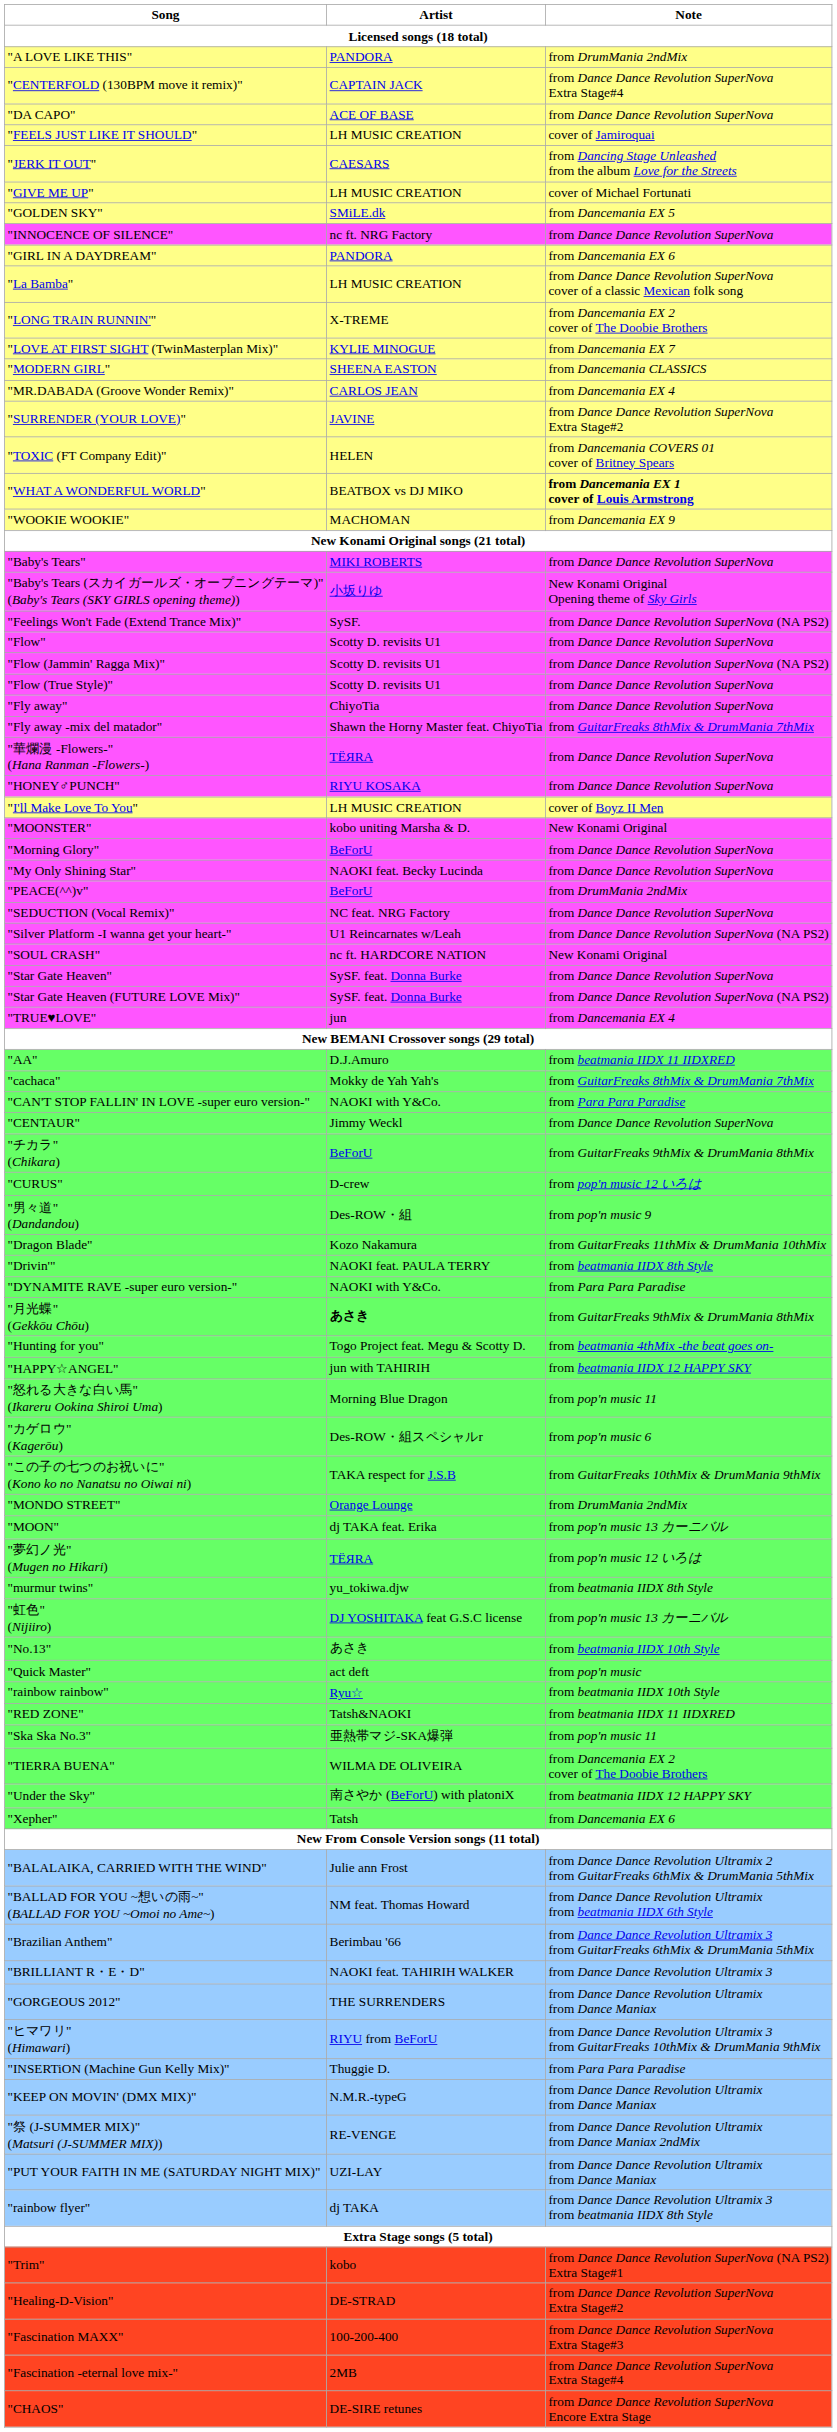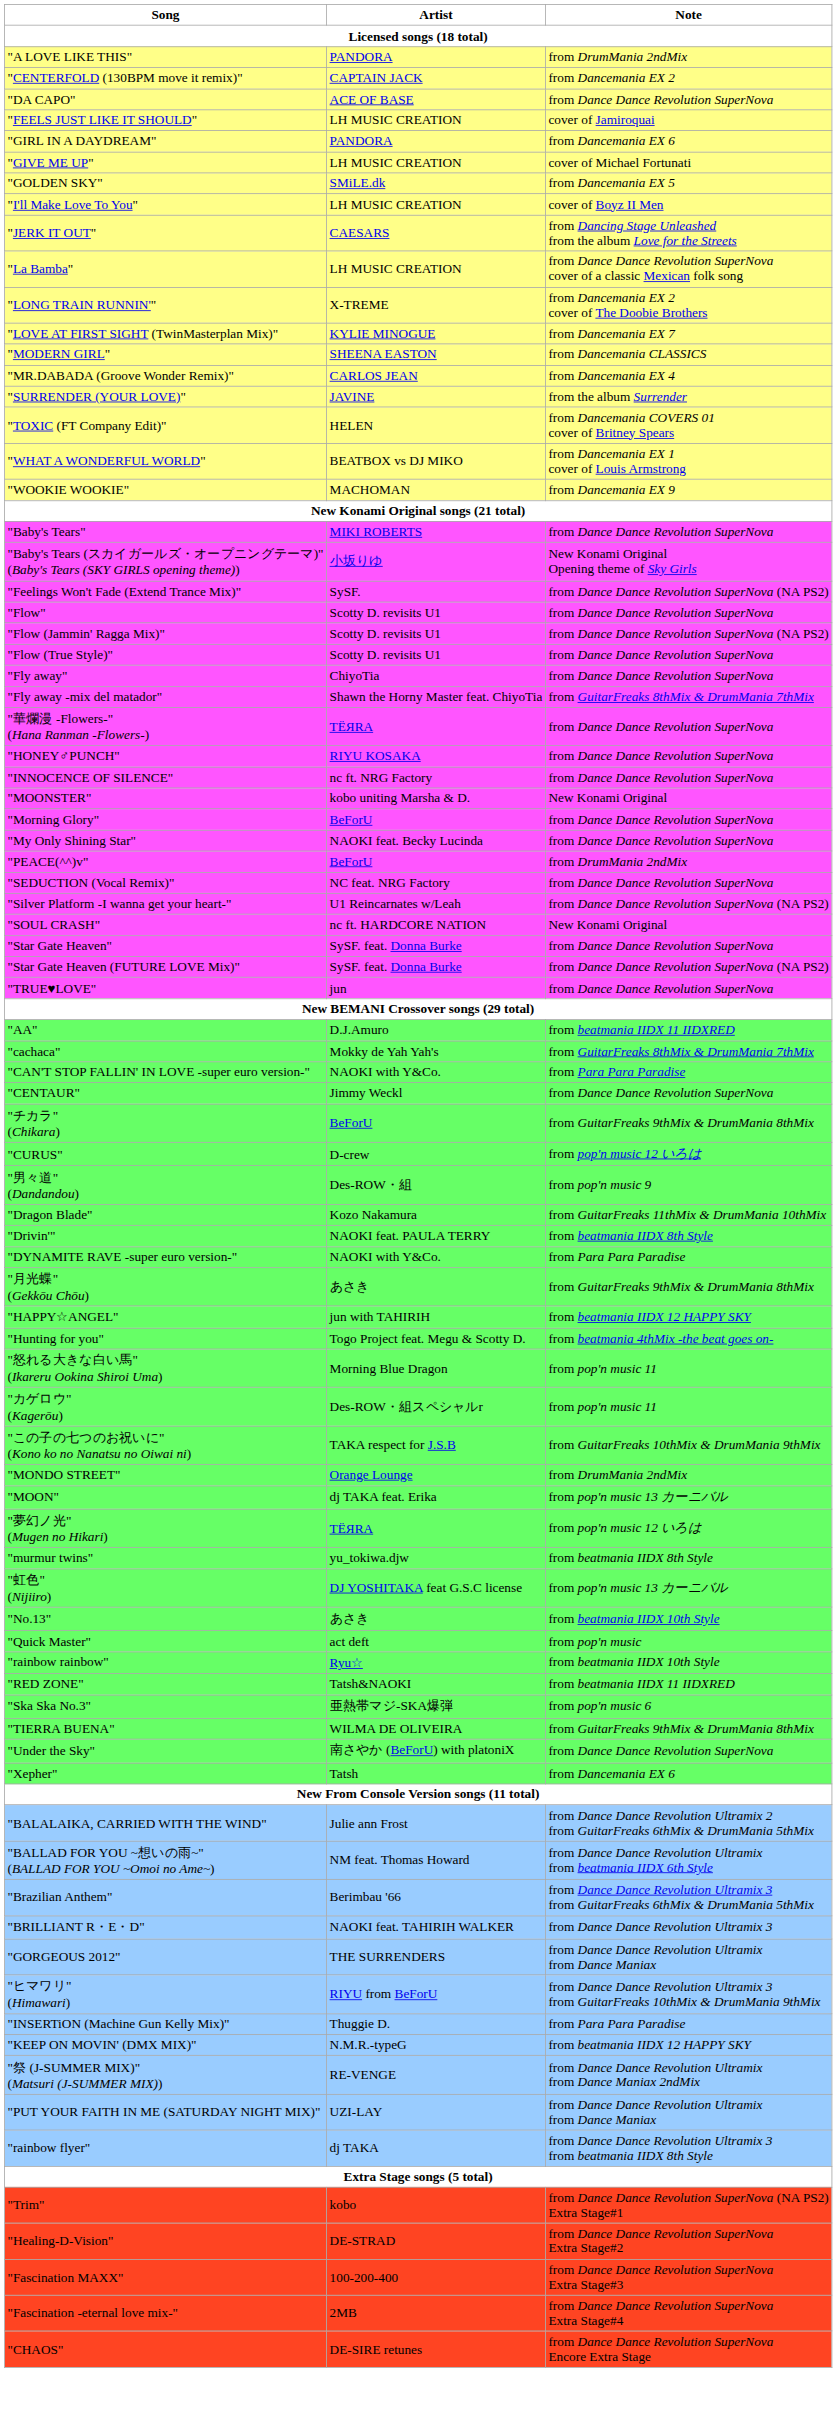(661, 85) from Dance Dance Revolution SuperNova Extra Stage#4 -> (612, 78) from Dancemania EX 2
rows swapped: (82, 255) <-> (52, 163)
rows swapped: (73, 807) <-> (90, 234)
(661, 419) from Dance Dance Revolution SuperNova Extra Stage#2 -> (618, 396) from the album Surrender
(621, 491) bold -> (617, 461) normal
(612, 1017) from Dancemania EX 4 -> (661, 988) from Dance Dance Revolution SuperNova
(350, 1316) bold -> (350, 1286) normal
rows swapped: (63, 1368) <-> (56, 1346)
(600, 1436) from pop'n music 6 -> (603, 1406) from pop'n music 11
(603, 1736) from pop'n music 11 -> (600, 1706) from pop'n music 6
(628, 1766) from Dancemania EX 2 cover of The Doobie Brothers -> (681, 1728) from GuitarFreaks 9thMix & DrumMania 8thMix
(650, 1796) from beatmania IIDX 12 HAPPY SKY -> (661, 1751) from Dance Dance Revolution SuperNova
(655, 2097) from Dance Dance Revolution Ultramix from Dance Maniax -> (650, 2045) from beatmania IIDX 12 HAPPY SKY
